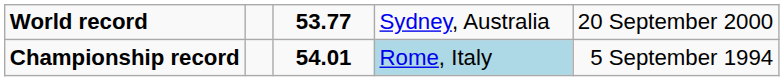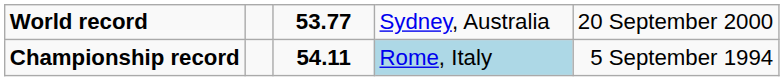(324, 57) 54.01 -> (324, 57) 54.11
